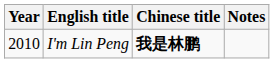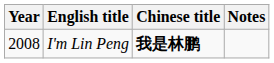(24, 43) 2010 -> (24, 43) 2008
